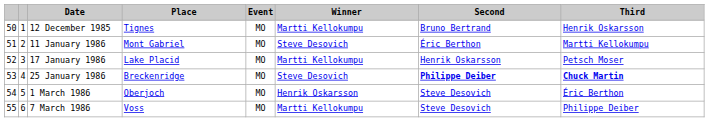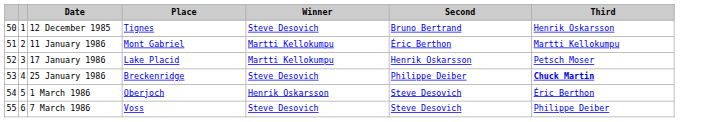- column: (261, 12)
(320, 28) Martti Kellokumpu -> (283, 28) Steve Desovich
(313, 44) Steve Desovich -> (291, 44) Martti Kellokumpu
(458, 77) bold -> (429, 77) normal
(320, 109) Martti Kellokumpu -> (283, 109) Steve Desovich
